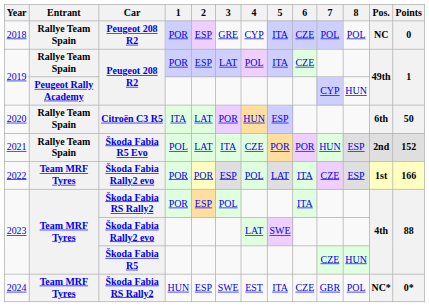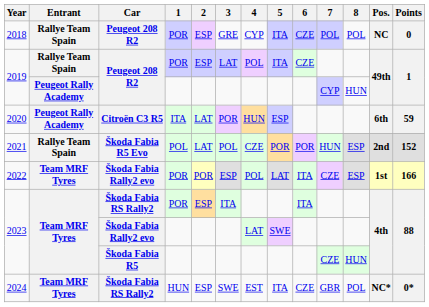(64, 119) Rallye Team Spain -> (64, 119) Peugeot Rally Academy
(409, 119) 50 -> (409, 119) 59
(228, 147) ITA -> (228, 147) POL
(228, 204) POL -> (228, 204) ITA
